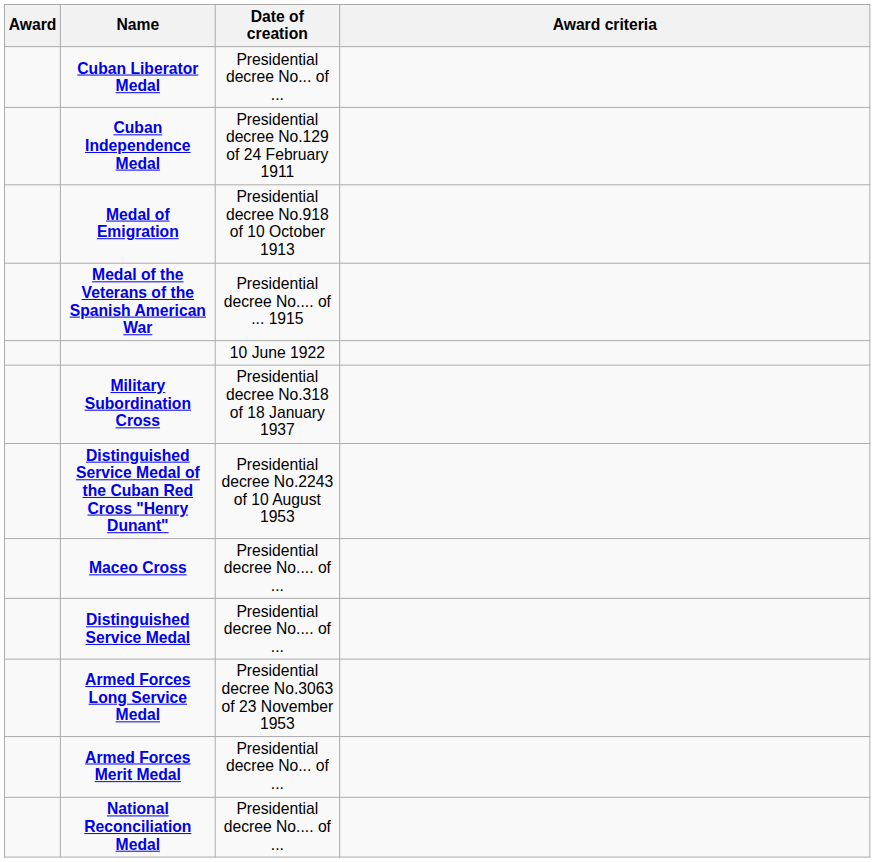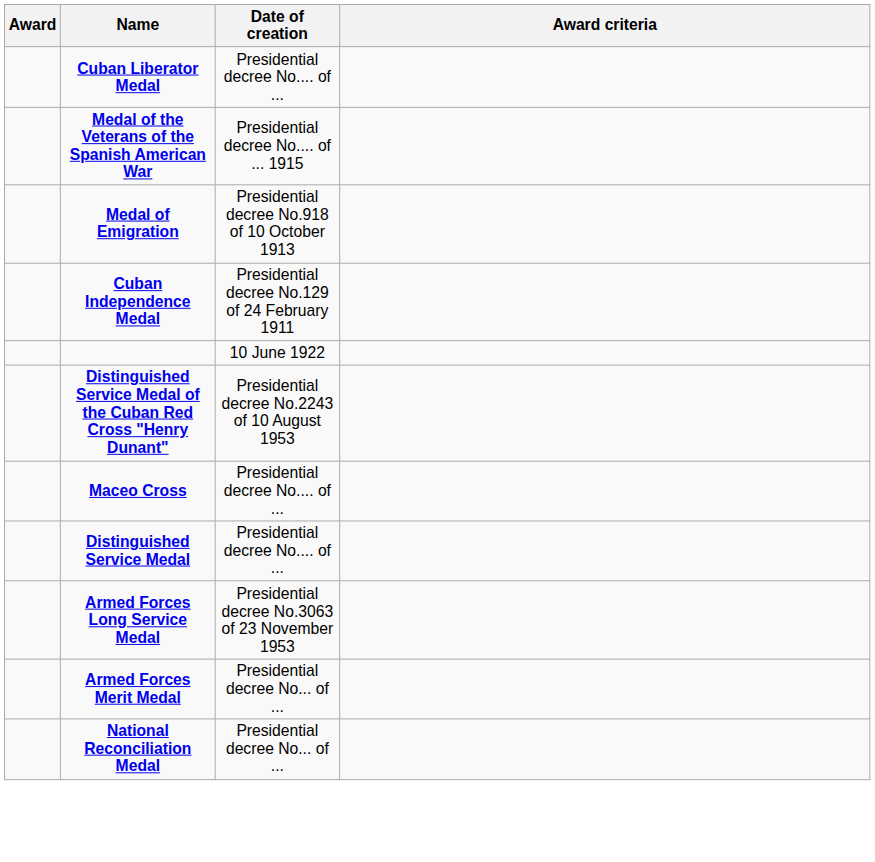(277, 77) Presidential decree No... of ... -> (277, 77) Presidential decree No.... of ...
rows swapped: (138, 146) <-> (138, 301)
- row: (138, 404)
(277, 826) Presidential decree No.... of ... -> (277, 749) Presidential decree No... of ...
